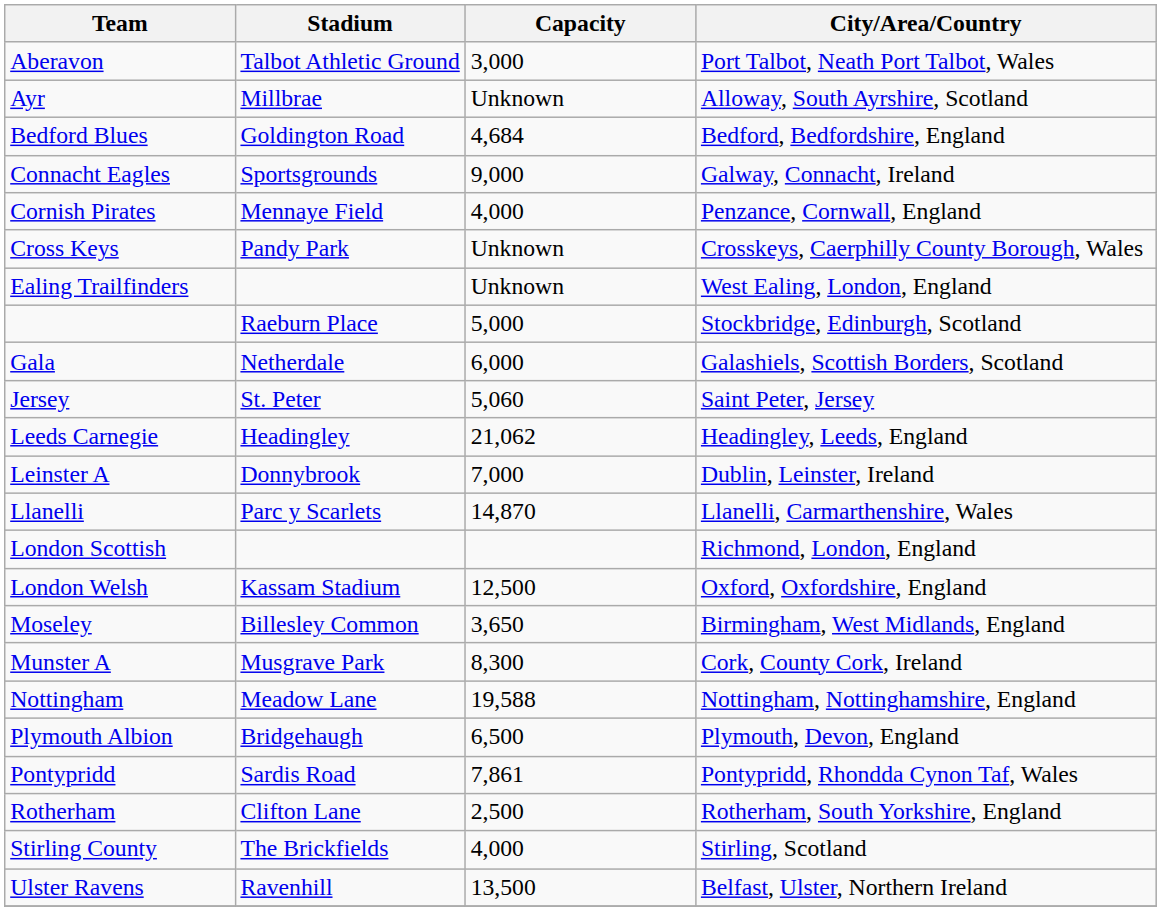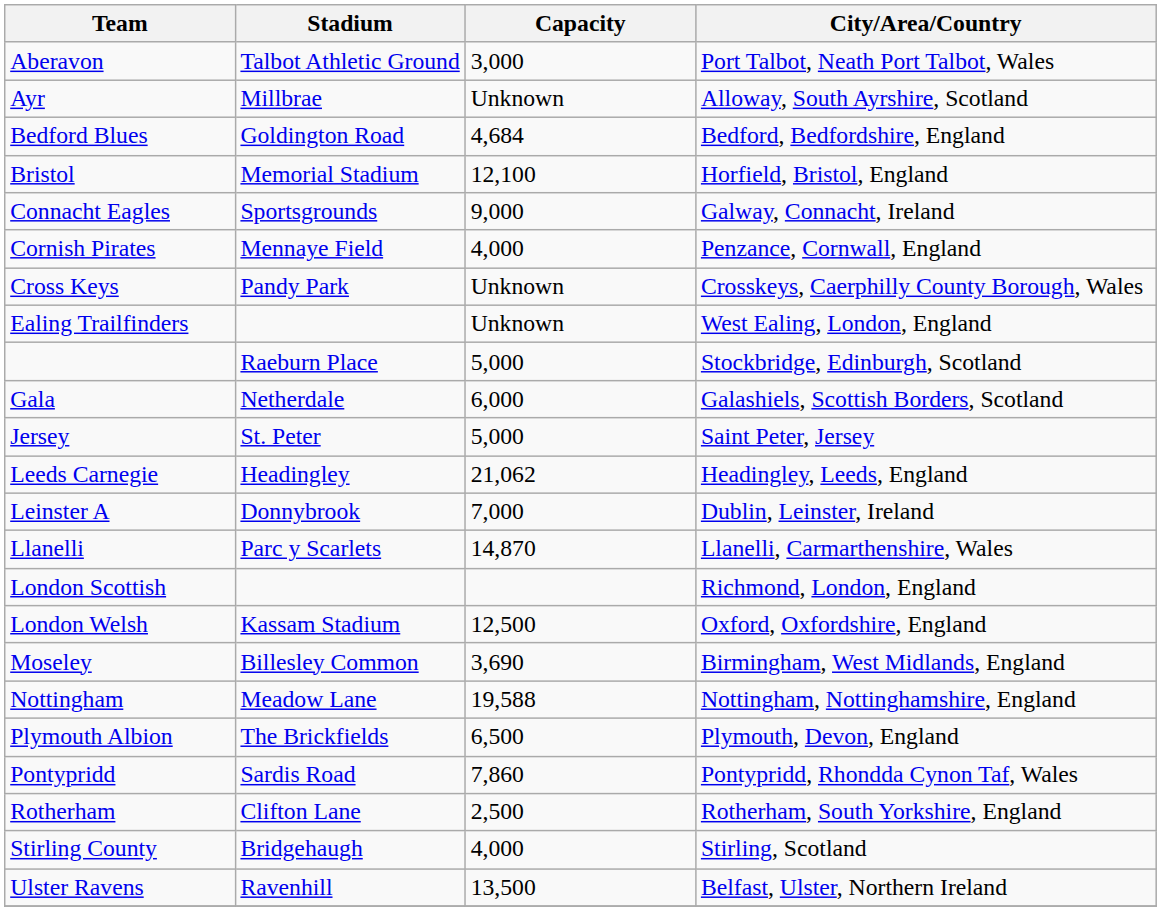+ row: (42, 173)
(497, 398) 5,060 -> (497, 436) 5,000
(497, 624) 3,650 -> (497, 661) 3,690
- row: (61, 661)
(302, 736) Bridgehaugh -> (314, 736) The Brickfields
(497, 774) 7,861 -> (497, 774) 7,860
(314, 849) The Brickfields -> (302, 849) Bridgehaugh
